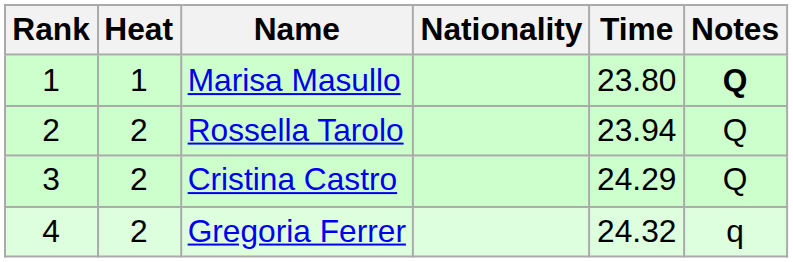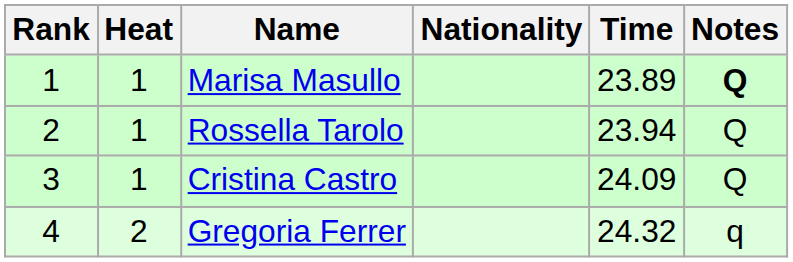(637, 79) 23.80 -> (637, 79) 23.89
(139, 130) 2 -> (139, 130) 1
(139, 180) 2 -> (139, 180) 1
(637, 180) 24.29 -> (637, 180) 24.09
